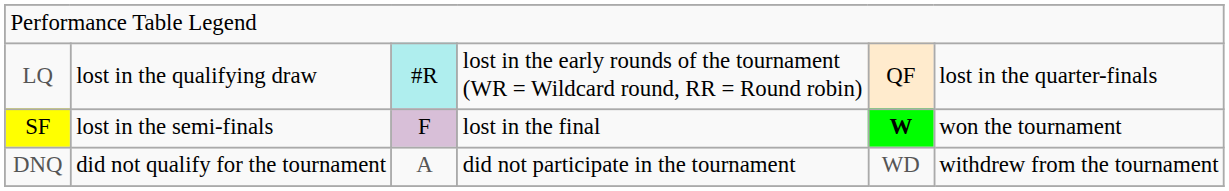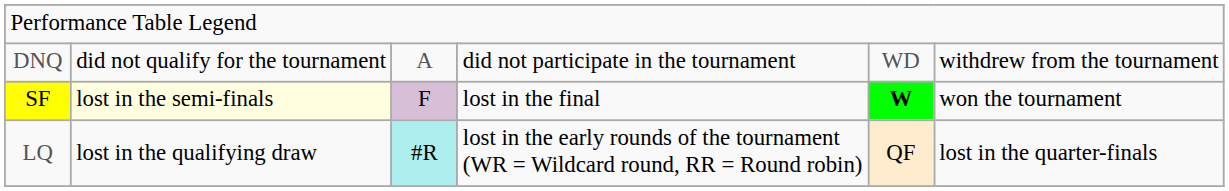rows swapped: (38, 76) <-> (38, 166)
(175, 128) no background -> (175, 100) lightyellow background
